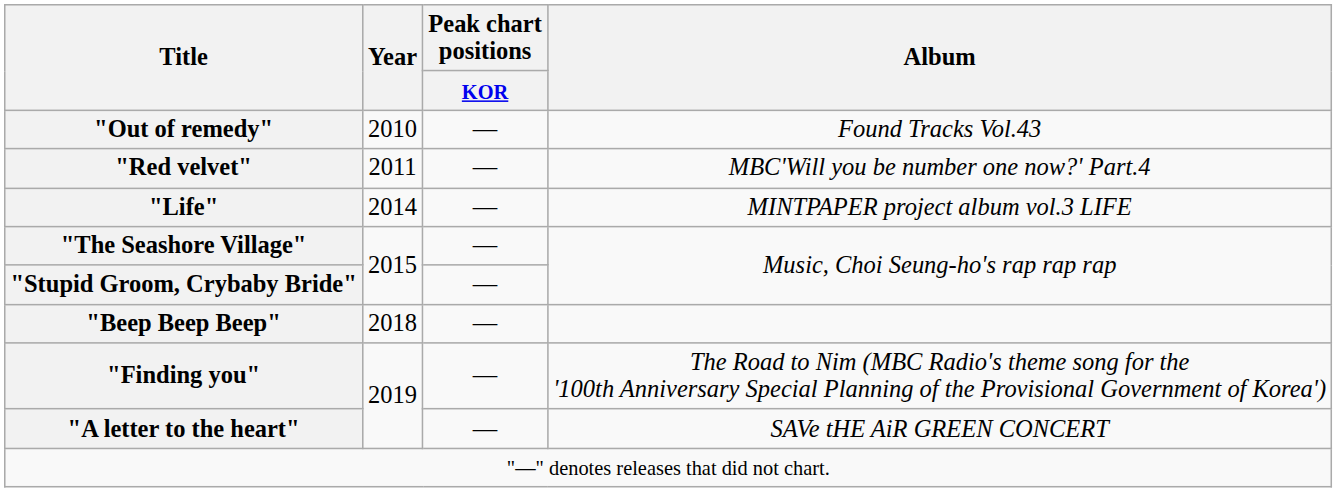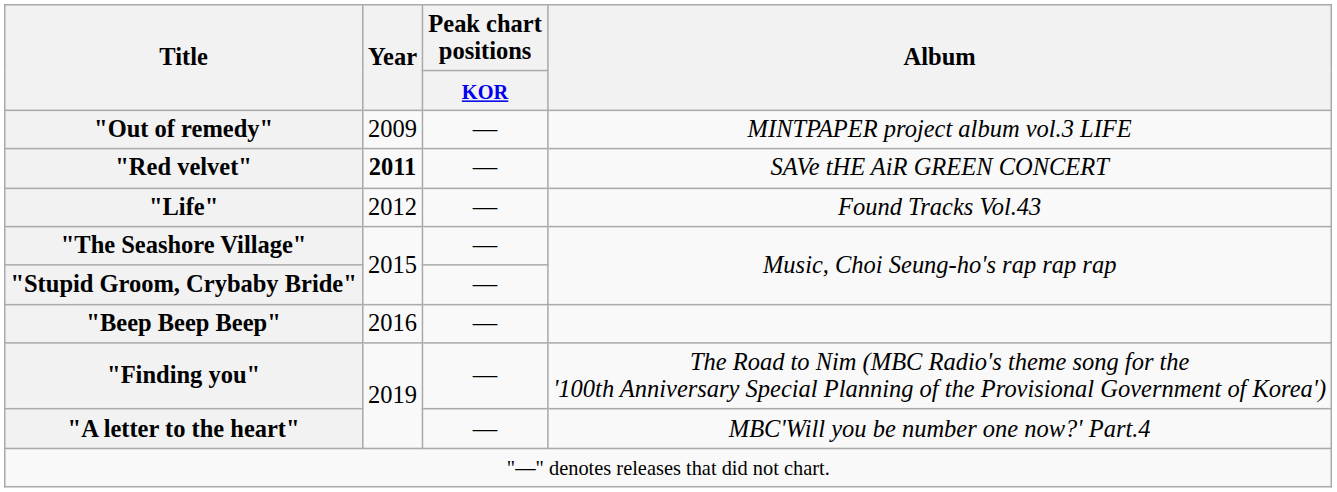(393, 129) 2010 -> (393, 129) 2009
(940, 129) Found Tracks Vol.43 -> (940, 129) MINTPAPER project album vol.3 LIFE
(393, 167) normal -> (393, 167) bold
(940, 167) MBC'Will you be number one now?' Part.4 -> (940, 167) SAVe tHE AiR GREEN CONCERT
(393, 206) 2014 -> (393, 206) 2012
(940, 206) MINTPAPER project album vol.3 LIFE -> (940, 206) Found Tracks Vol.43
(393, 323) 2018 -> (393, 323) 2016
(940, 428) SAVe tHE AiR GREEN CONCERT -> (940, 428) MBC'Will you be number one now?' Part.4
